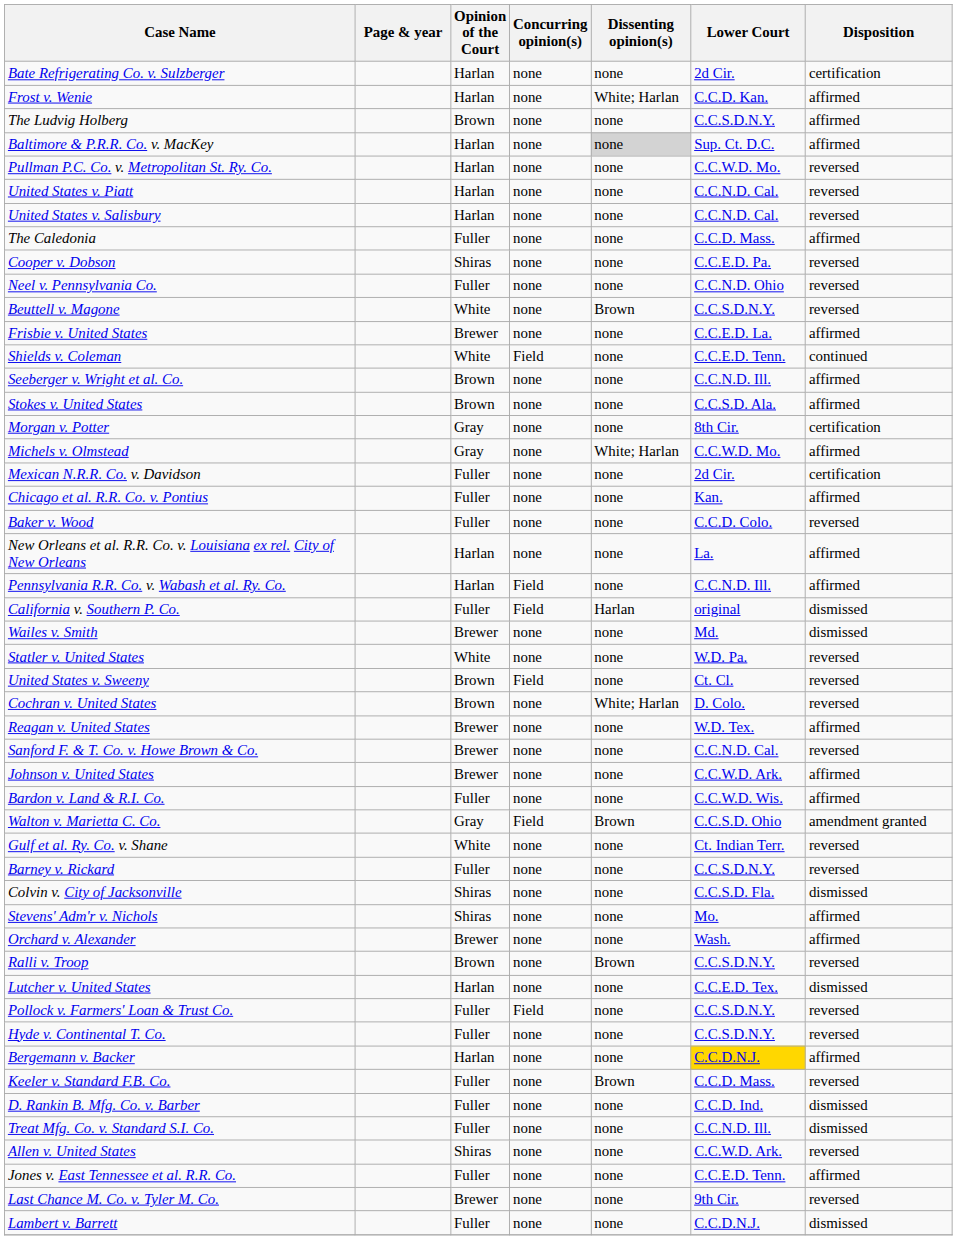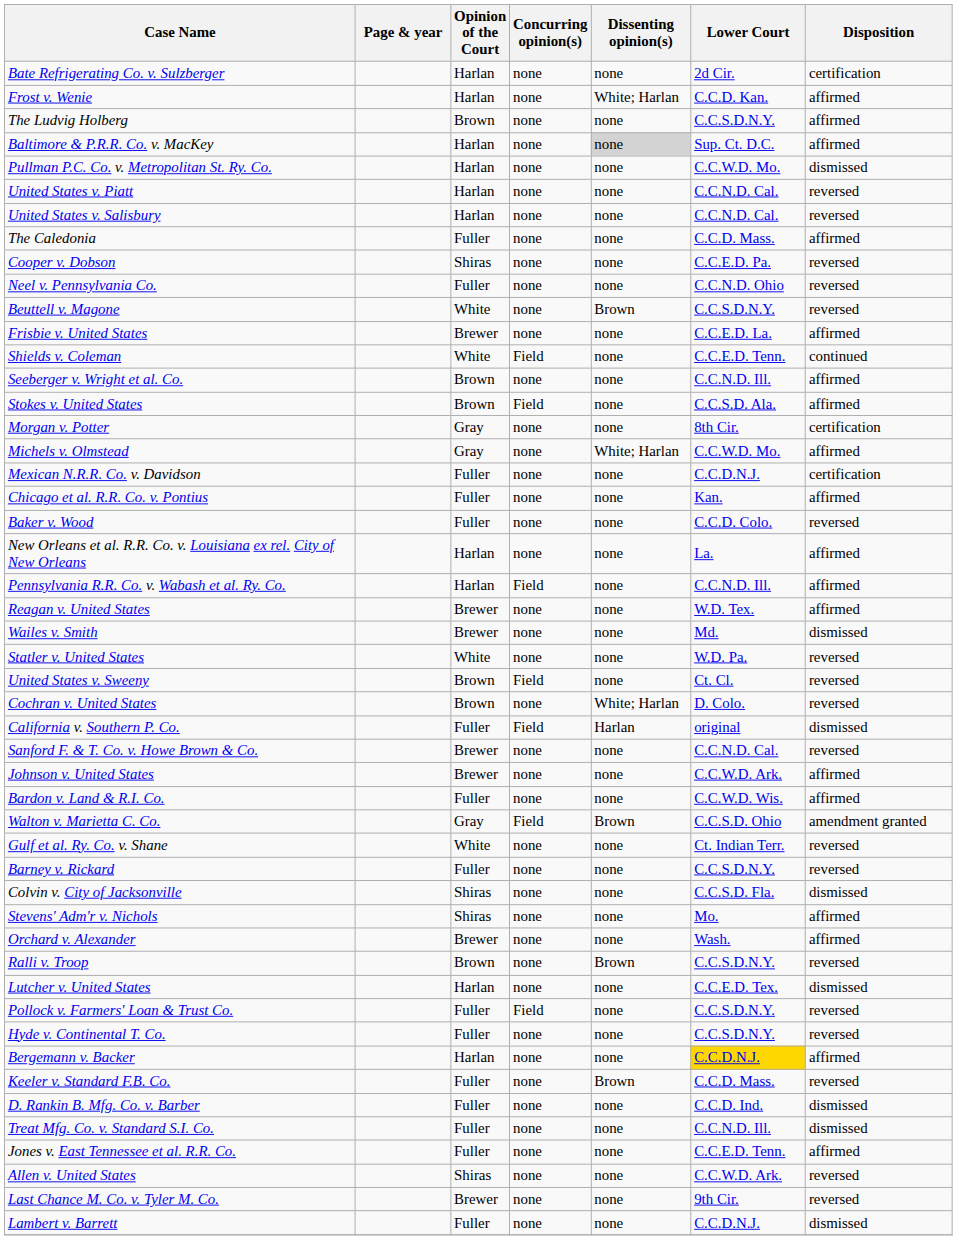(834, 167) reversed -> (838, 167) dismissed
(527, 403) none -> (528, 403) Field
(714, 474) 2d Cir. -> (727, 474) C.C.D.N.J.
rows swapped: (94, 609) <-> (79, 727)
rows swapped: (72, 1152) <-> (122, 1175)
